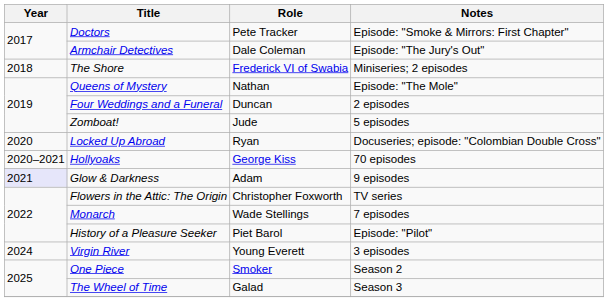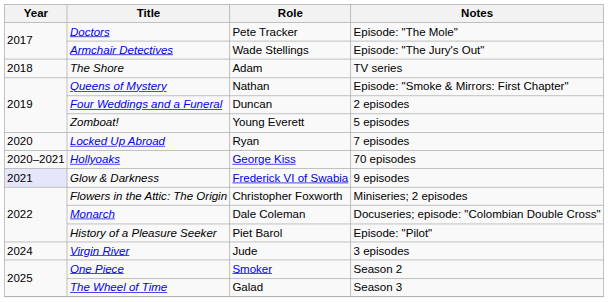(461, 31) Episode: "Smoke & Mirrors: First Chapter" -> (406, 31) Episode: "The Mole"
(269, 50) Dale Coleman -> (271, 50) Wade Stellings
(290, 68) Frederick VI of Swabia -> (247, 68) Adam
(411, 68) Miniseries; 2 episodes -> (378, 68) TV series
(406, 86) Episode: "The Mole" -> (461, 86) Episode: "Smoke & Mirrors: First Chapter"
(245, 123) Jude -> (268, 123) Young Everett
(477, 141) Docuseries; episode: "Colombian Double Cross" -> (381, 141) 7 episodes
(247, 178) Adam -> (290, 178) Frederick VI of Swabia
(378, 196) TV series -> (411, 196) Miniseries; 2 episodes
(271, 214) Wade Stellings -> (269, 214) Dale Coleman
(381, 214) 7 episodes -> (477, 214) Docuseries; episode: "Colombian Double Cross"
(268, 251) Young Everett -> (245, 251) Jude
